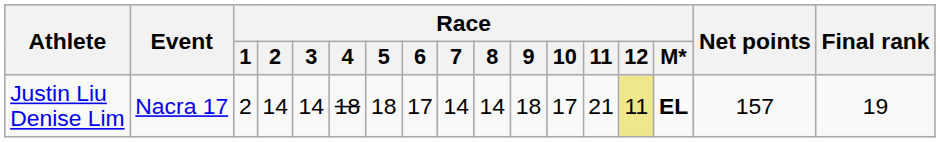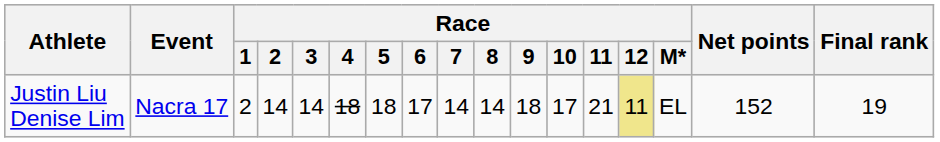(674, 106) bold -> (673, 106) normal
(755, 106) 157 -> (754, 106) 152
